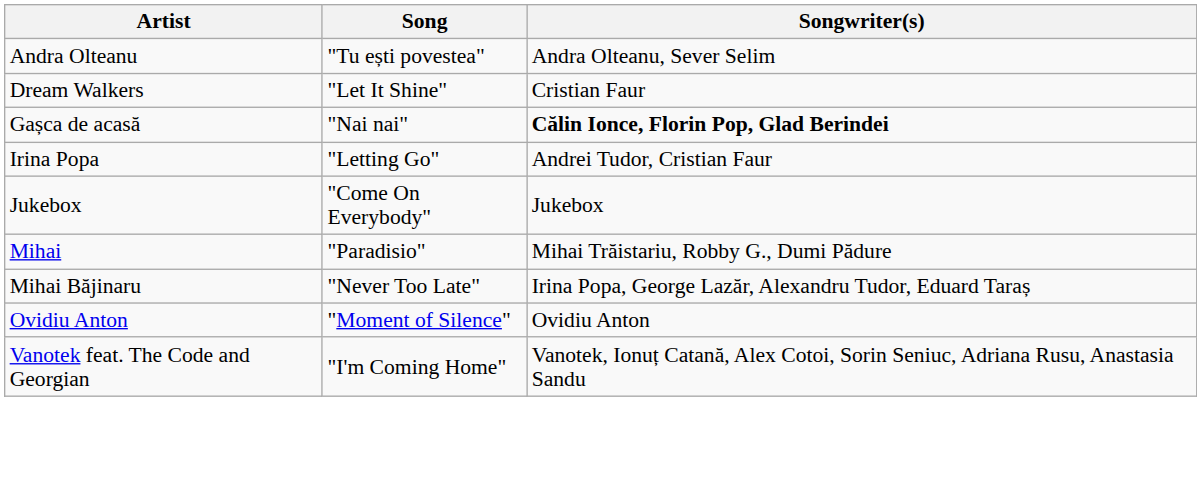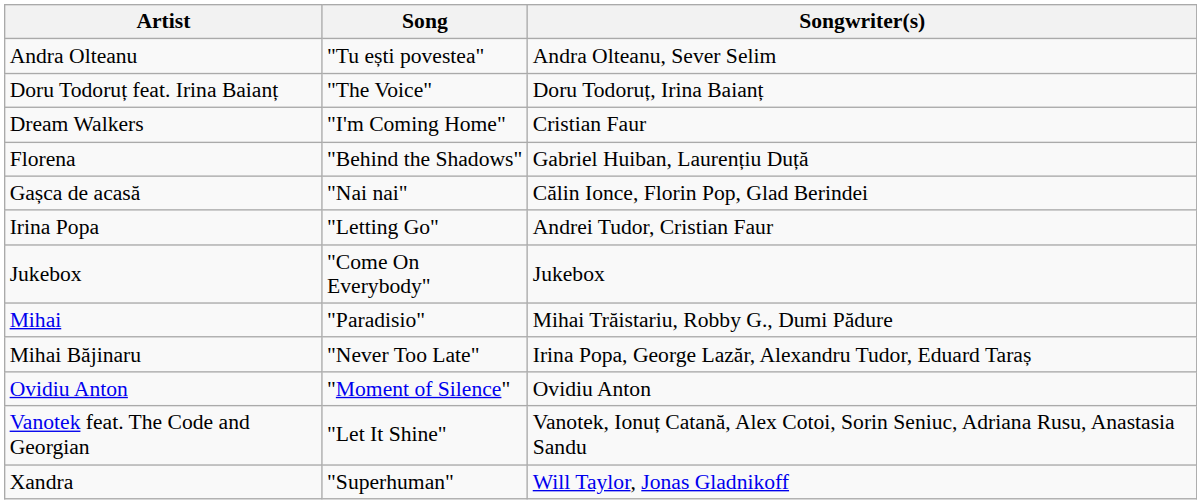+ row: (144, 90)
(387, 90) "Let It Shine" -> (416, 124) "I'm Coming Home"
+ row: (43, 158)
(710, 124) bold -> (700, 192) normal
(417, 366) "I'm Coming Home" -> (387, 434) "Let It Shine"
+ row: (41, 481)
